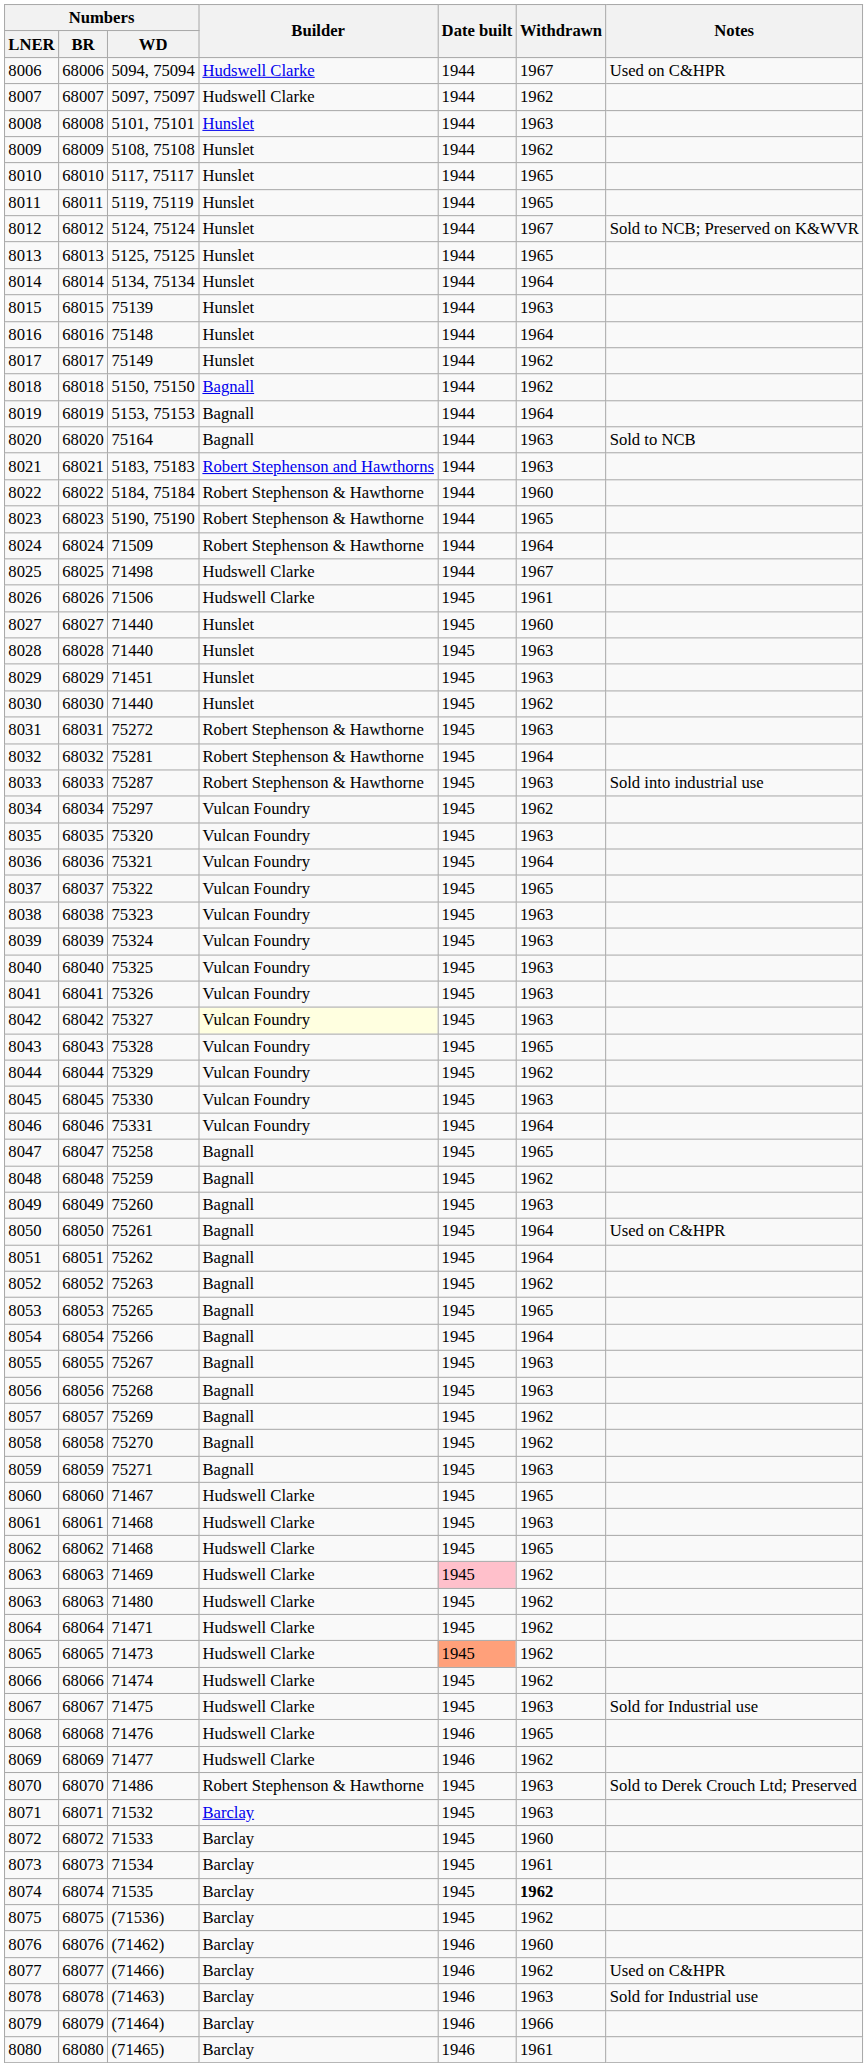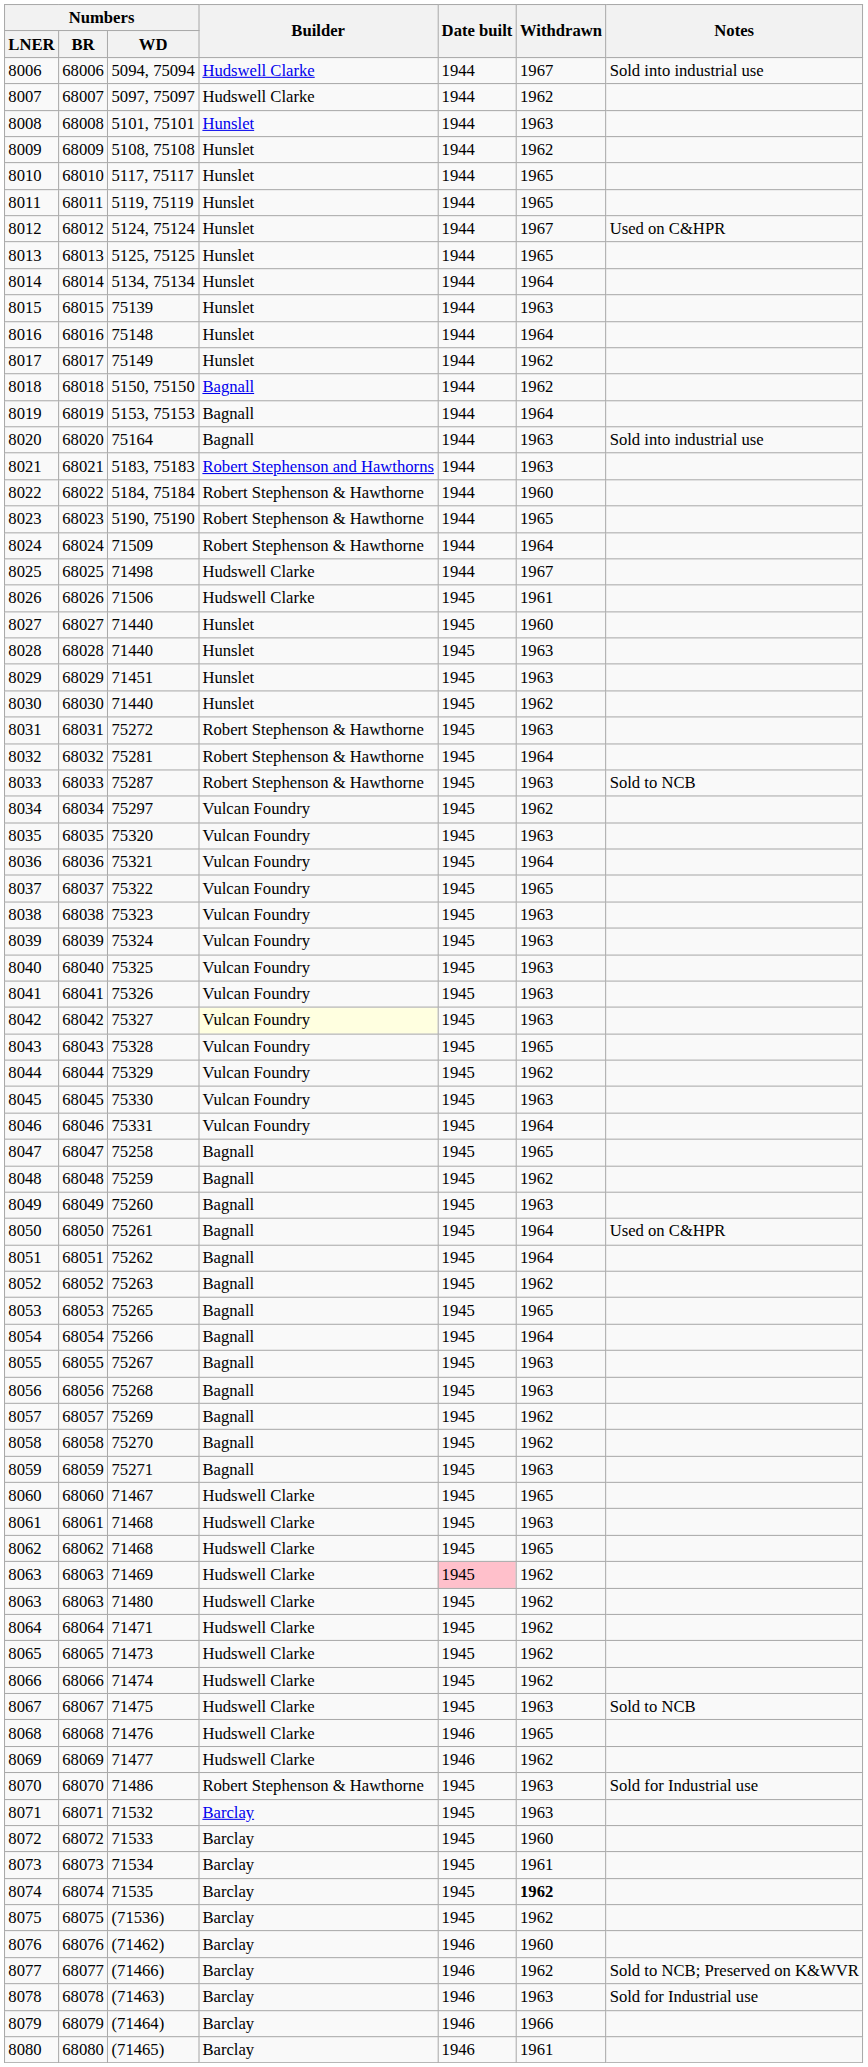(667, 70) Used on C&HPR -> (687, 70) Sold into industrial use
(734, 228) Sold to NCB; Preserved on K&WVR -> (667, 228) Used on C&HPR
(653, 439) Sold to NCB -> (687, 439) Sold into industrial use
(687, 783) Sold into industrial use -> (653, 783) Sold to NCB
(458, 1653) lightsalmon background -> (458, 1653) no background
(684, 1706) Sold for Industrial use -> (653, 1706) Sold to NCB
(733, 1785) Sold to Derek Crouch Ltd; Preserved -> (684, 1785) Sold for Industrial use
(667, 1970) Used on C&HPR -> (734, 1970) Sold to NCB; Preserved on K&WVR
